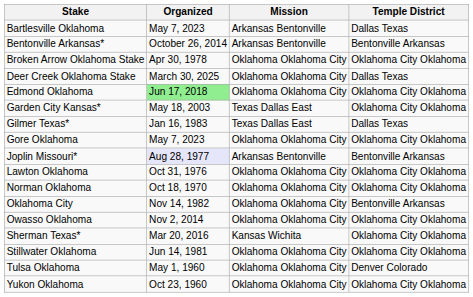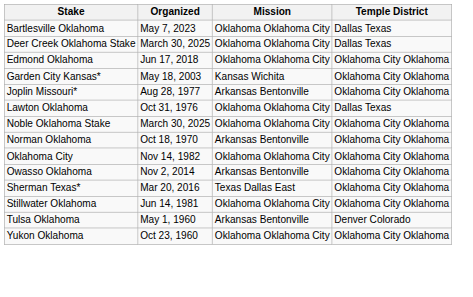(279, 28) Arkansas Bentonville -> (272, 28) Oklahoma Oklahoma City
- row: (55, 44)
- row: (76, 60)
(178, 92) lightgreen background -> (169, 60) no background
(272, 108) Texas Dallas East -> (250, 76) Kansas Wichita
- row: (38, 124)
- row: (42, 140)
(179, 156) lavender background -> (170, 92) no background
(398, 156) Bentonville Arkansas -> (392, 92) Oklahoma City Oklahoma
(409, 172) Oklahoma City Oklahoma -> (363, 108) Dallas Texas
+ row: (58, 124)
(289, 188) Oklahoma Oklahoma City -> (262, 140) Arkansas Bentonville
(398, 204) Bentonville Arkansas -> (392, 156) Oklahoma City Oklahoma
(289, 220) Oklahoma Oklahoma City -> (262, 172) Arkansas Bentonville
(266, 236) Kansas Wichita -> (255, 188) Texas Dallas East
(289, 268) Oklahoma Oklahoma City -> (262, 220) Arkansas Bentonville
